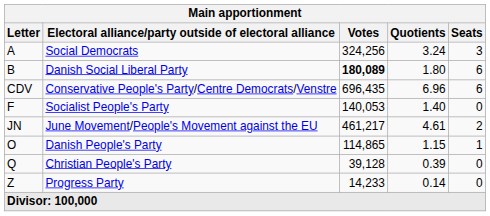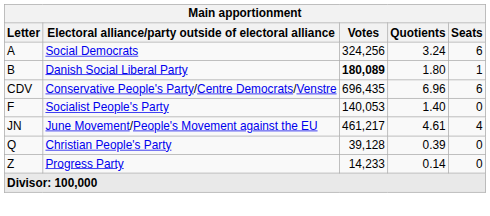(479, 51) 3 -> (479, 51) 6
(479, 70) 6 -> (479, 70) 1
(479, 126) 2 -> (479, 126) 4
- row: (104, 145)
